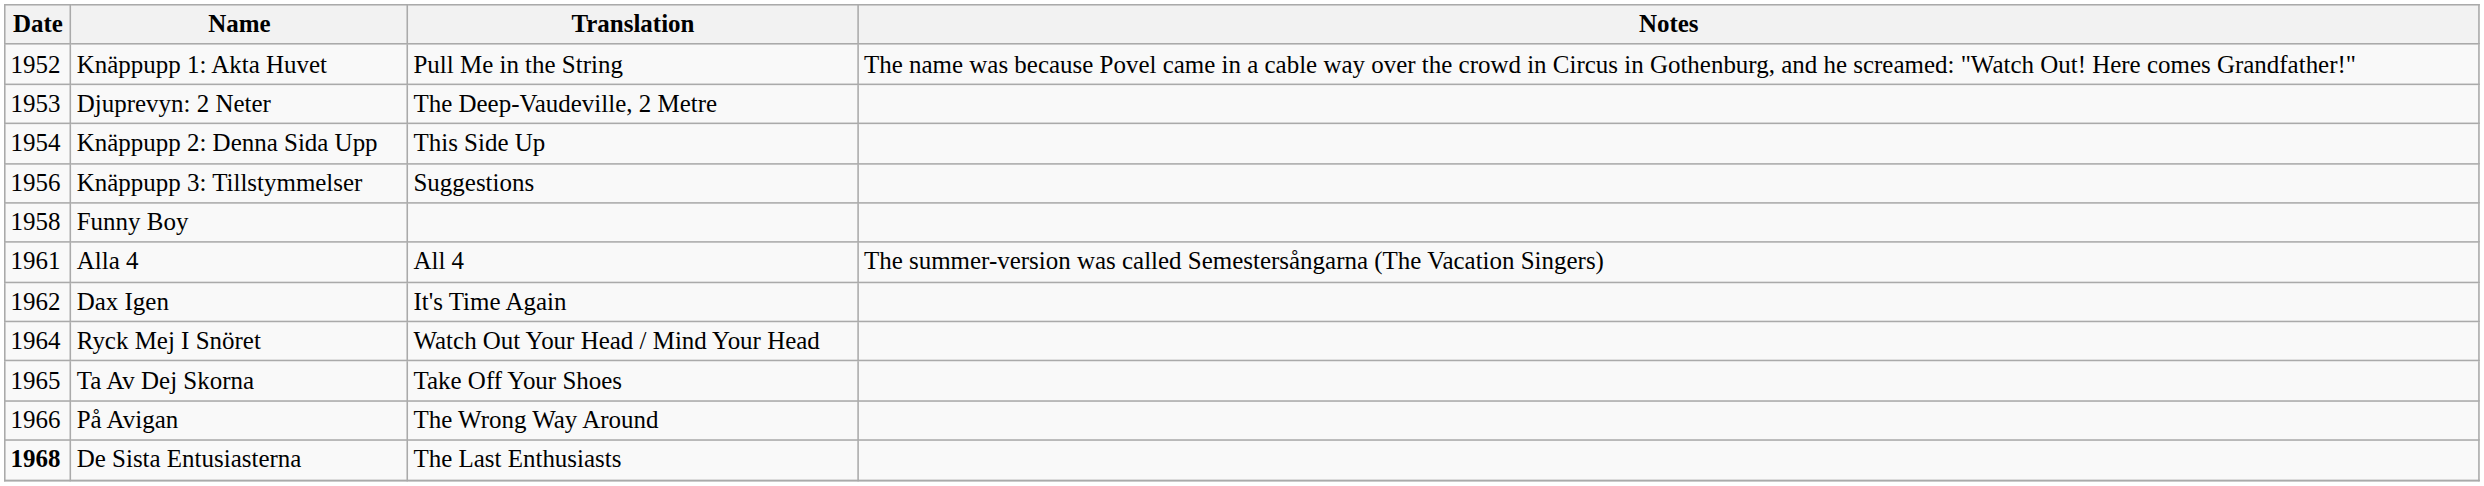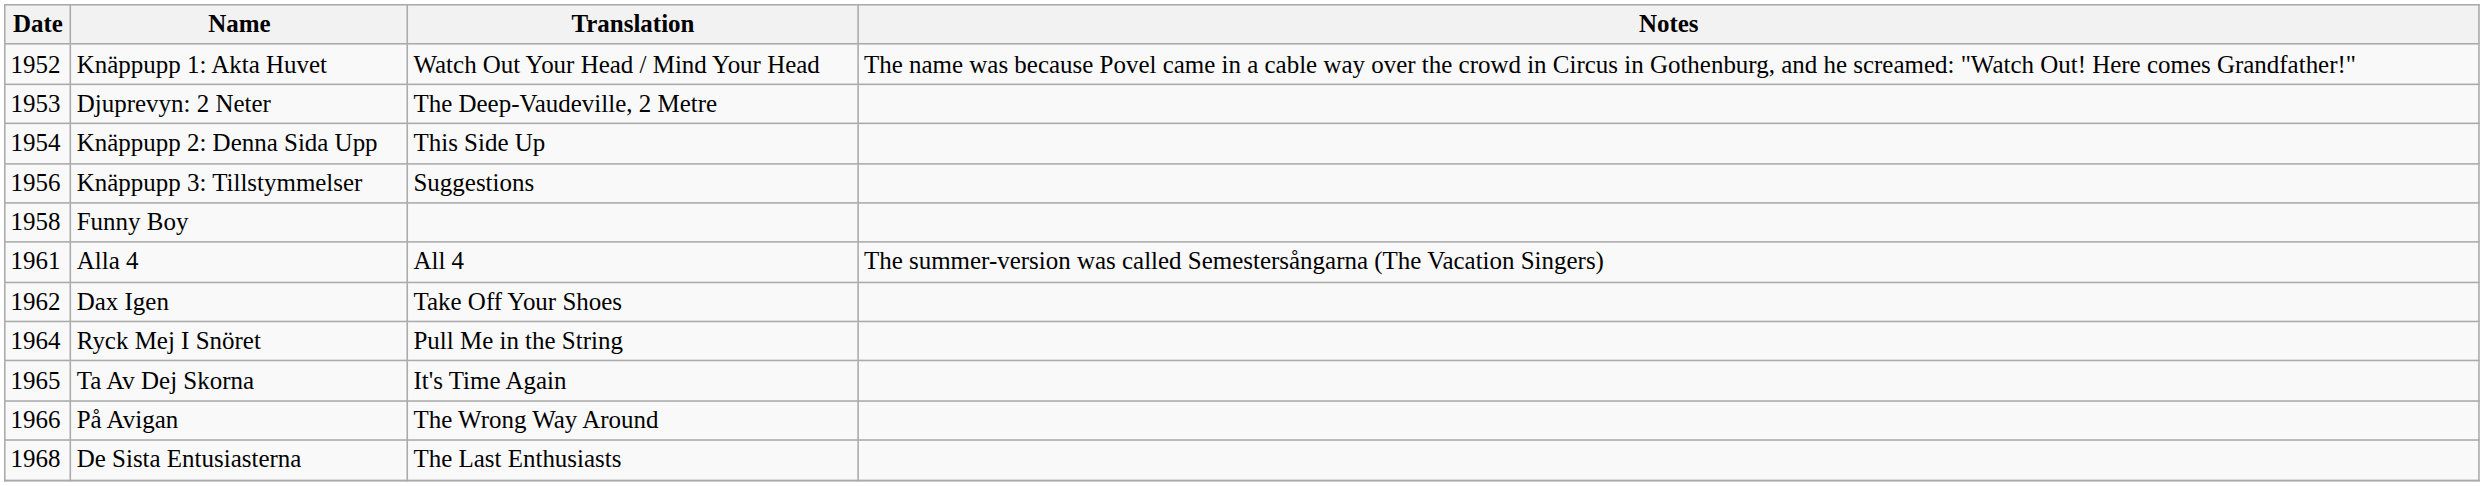(518, 63) Pull Me in the String -> (617, 63) Watch Out Your Head / Mind Your Head
(490, 301) It's Time Again -> (518, 301) Take Off Your Shoes
(617, 340) Watch Out Your Head / Mind Your Head -> (518, 340) Pull Me in the String
(518, 380) Take Off Your Shoes -> (490, 380) It's Time Again
(35, 459) bold -> (35, 459) normal
